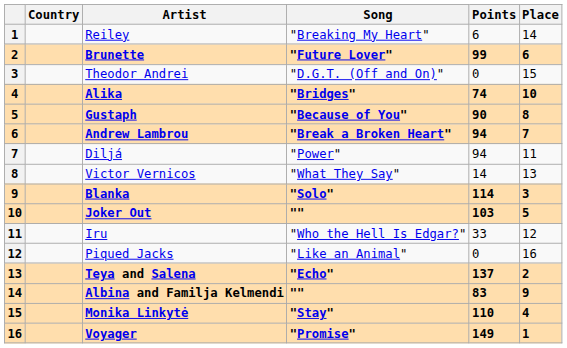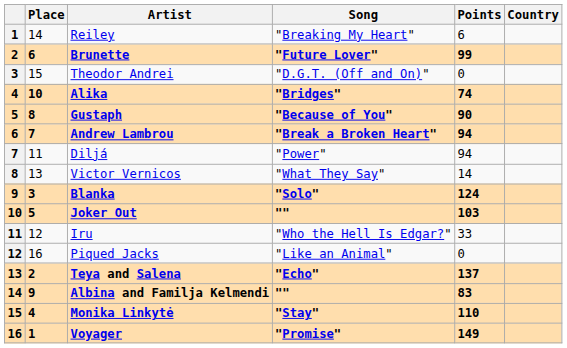columns swapped: (54, 14) <-> (540, 14)
(483, 194) 114 -> (468, 194) 124
